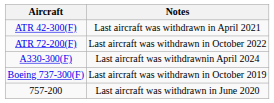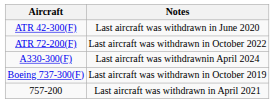(177, 28) Last aircraft was withdrawn in April 2021 -> (177, 28) Last aircraft was withdrawn in June 2020
(177, 91) Last aircraft was withdrawn in June 2020 -> (177, 91) Last aircraft was withdrawn in April 2021
